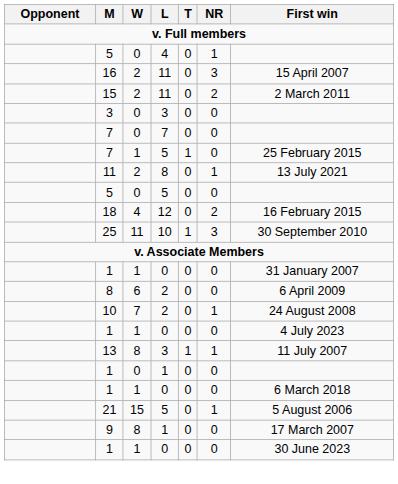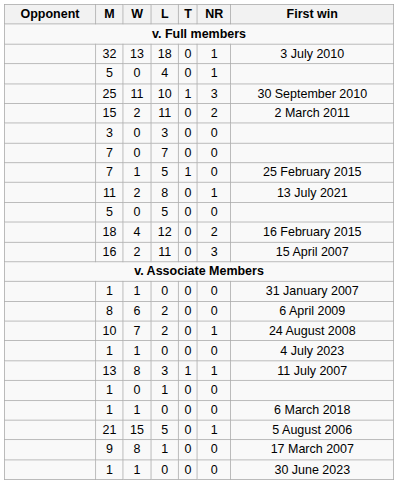+ row: (109, 53)
rows swapped: (109, 73) <-> (109, 232)
